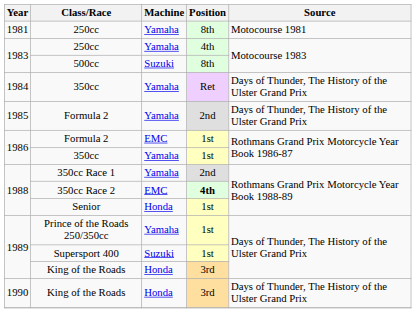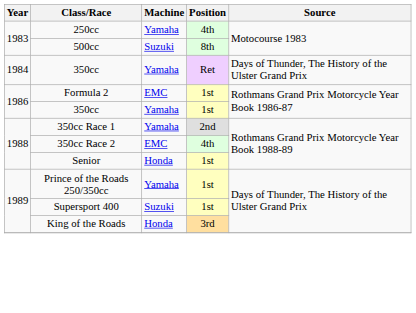- row: (18, 30)
- row: (18, 116)
(208, 190) bold -> (208, 144) normal
- row: (18, 293)
